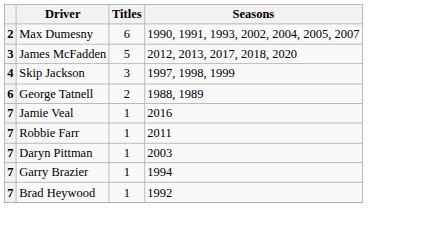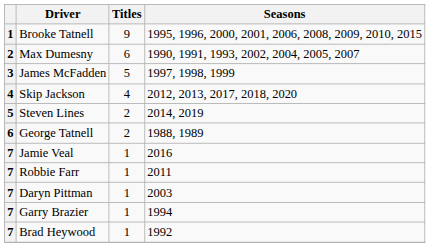+ row: (56, 34)
(222, 53) 2012, 2013, 2017, 2018, 2020 -> (191, 73) 1997, 1998, 1999
(127, 73) 3 -> (127, 93) 4
(191, 73) 1997, 1998, 1999 -> (222, 93) 2012, 2013, 2017, 2018, 2020
+ row: (52, 113)
